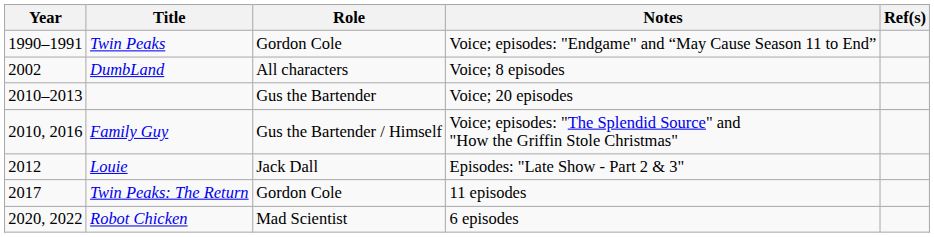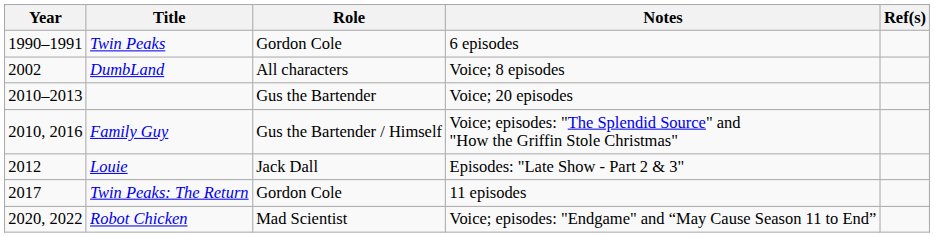(663, 43) Voice; episodes: "Endgame" and “May Cause Season 11 to End” -> (484, 43) 6 episodes
(484, 219) 6 episodes -> (663, 219) Voice; episodes: "Endgame" and “May Cause Season 11 to End”
